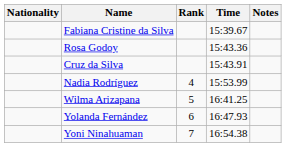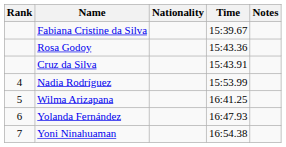columns swapped: (191, 13) <-> (33, 13)
